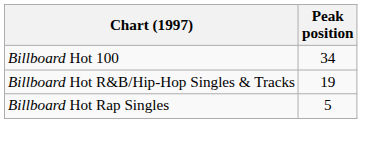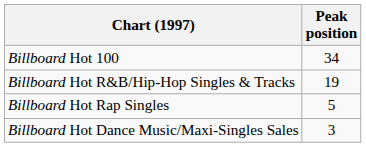+ row: (153, 130)
